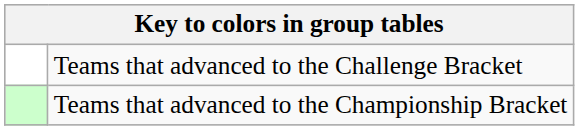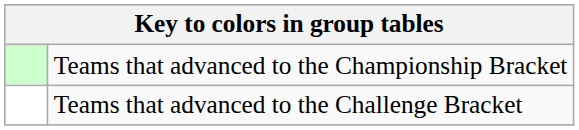rows swapped: (311, 104) <-> (288, 64)
